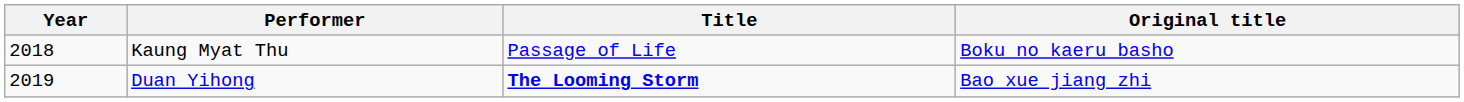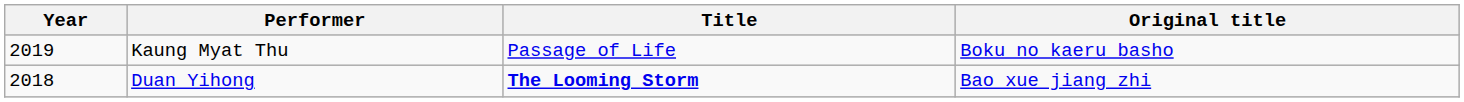(32, 50) 2018 -> (32, 50) 2019
(32, 81) 2019 -> (32, 81) 2018
